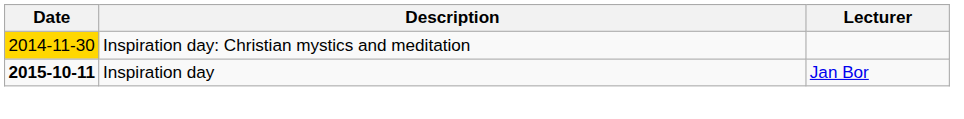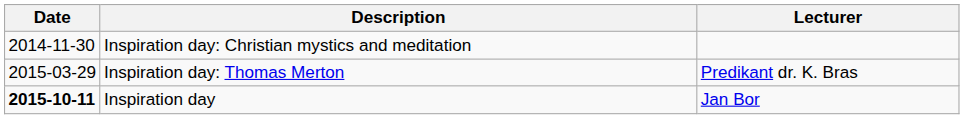(52, 45) gold background -> (52, 45) no background
+ row: (224, 72)
